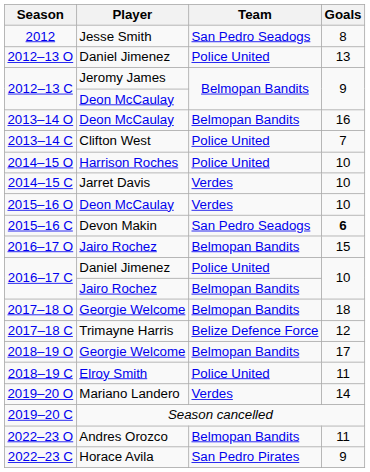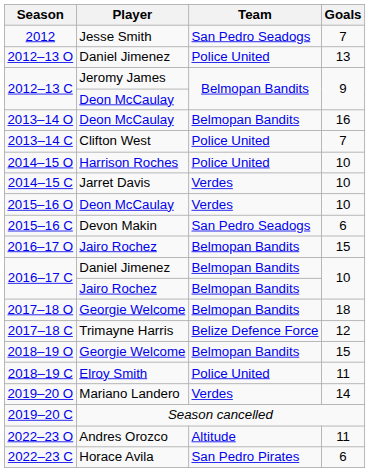(343, 36) 8 -> (343, 36) 7
(343, 225) bold -> (343, 225) normal
(231, 267) Police United -> (245, 267) Belmopan Bandits
(343, 352) 17 -> (343, 352) 15
(245, 436) Belmopan Bandits -> (214, 436) Altitude
(343, 457) 9 -> (343, 457) 6
